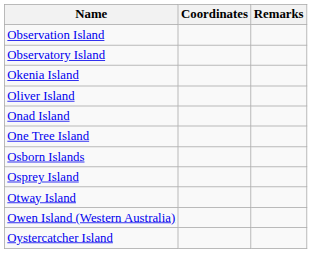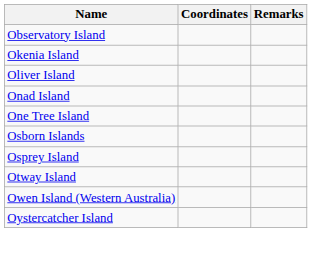- row: (56, 34)
